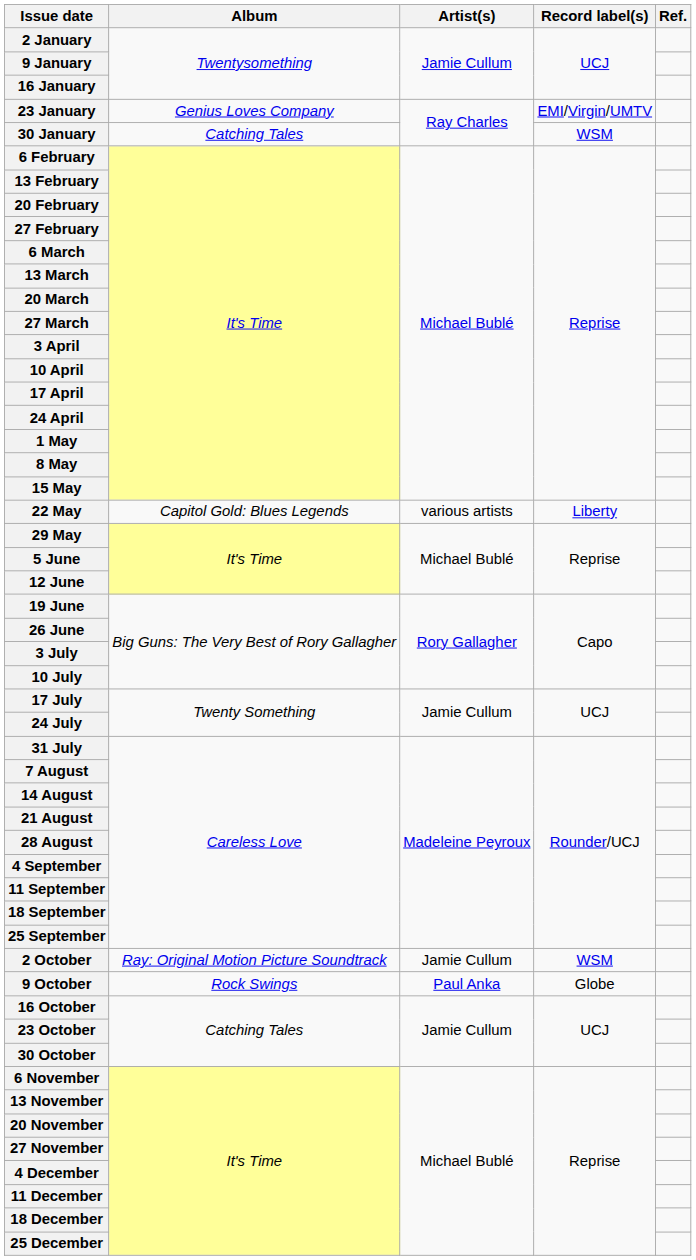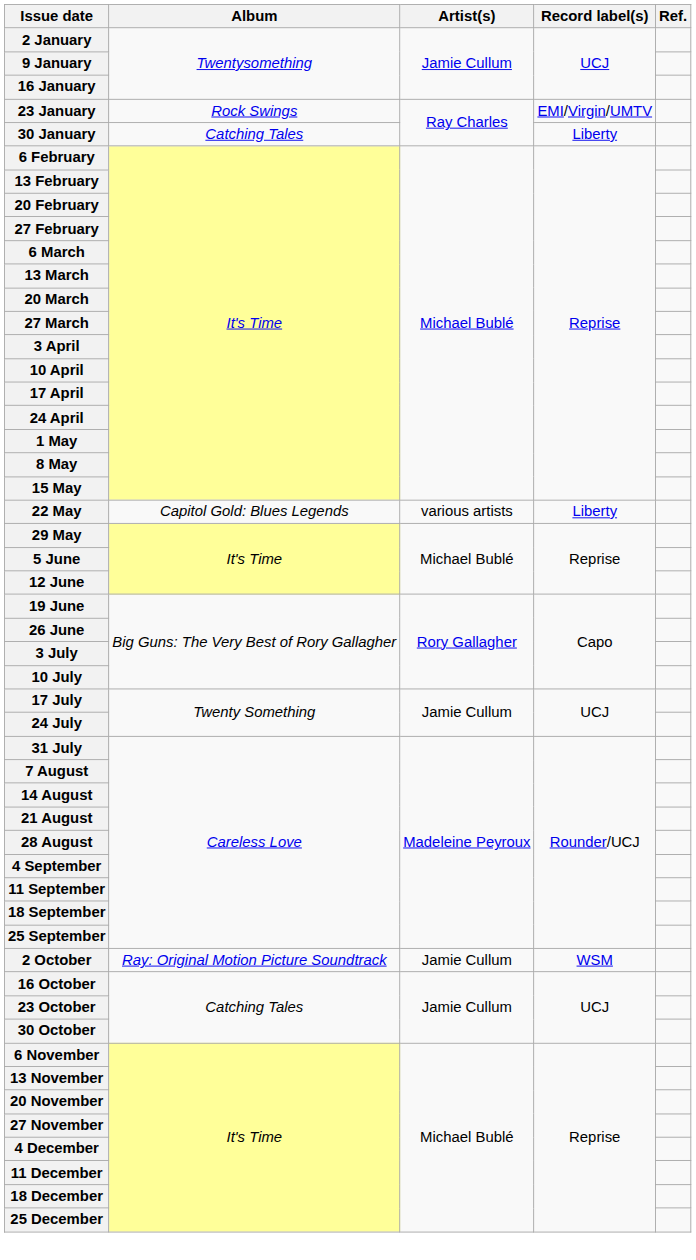(254, 110) Genius Loves Company -> (254, 110) Rock Swings
(595, 134) WSM -> (595, 134) Liberty
- row: (57, 983)
